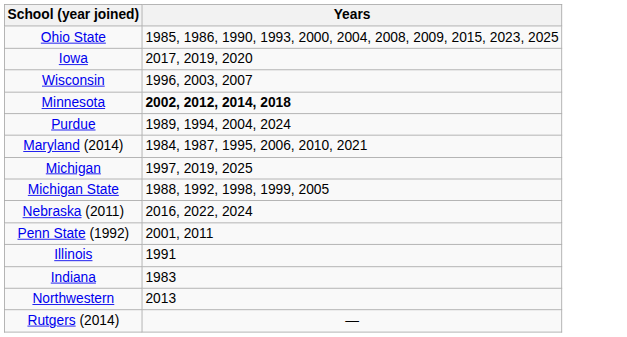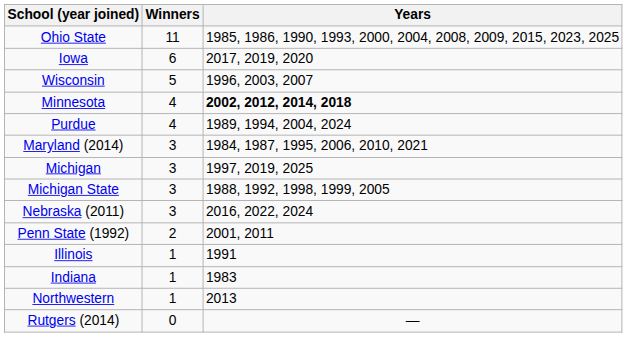+ column: (173, 15)
